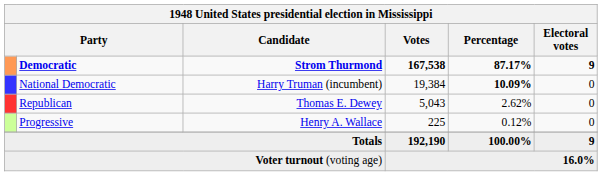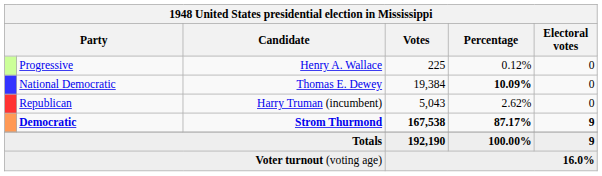rows swapped: (48, 65) <-> (46, 123)
(320, 85) Harry Truman (incumbent) -> (339, 85) Thomas E. Dewey
(339, 104) Thomas E. Dewey -> (320, 104) Harry Truman (incumbent)
